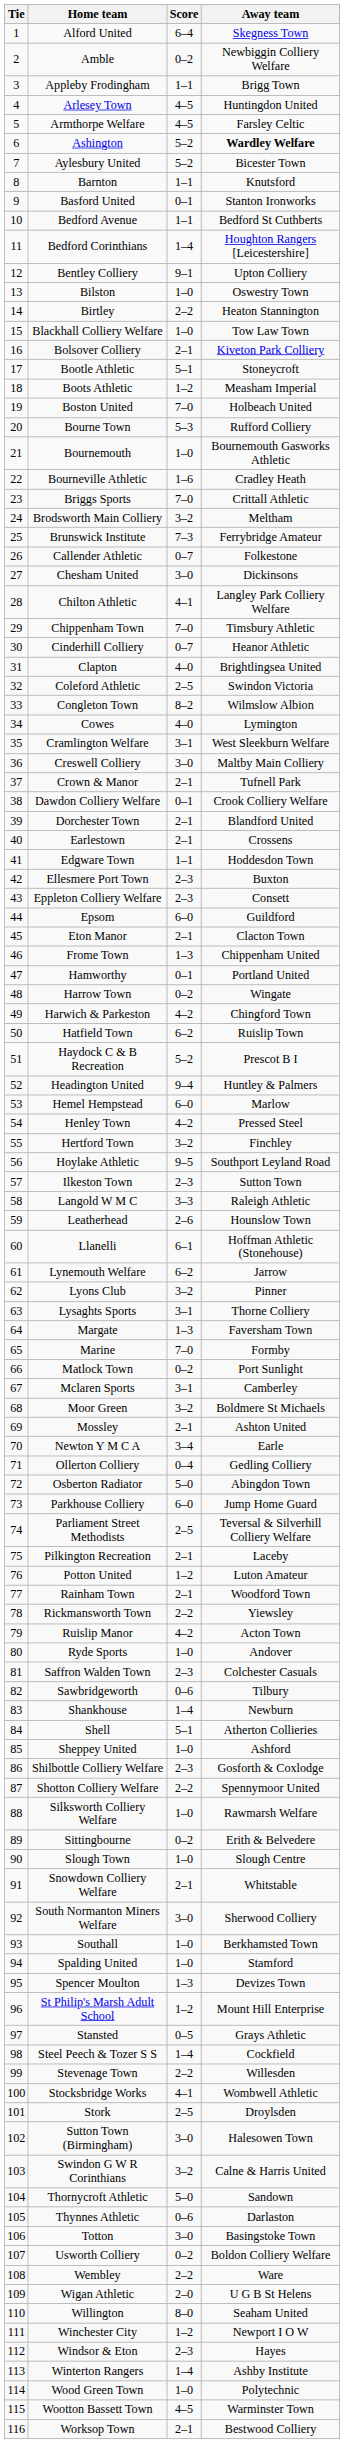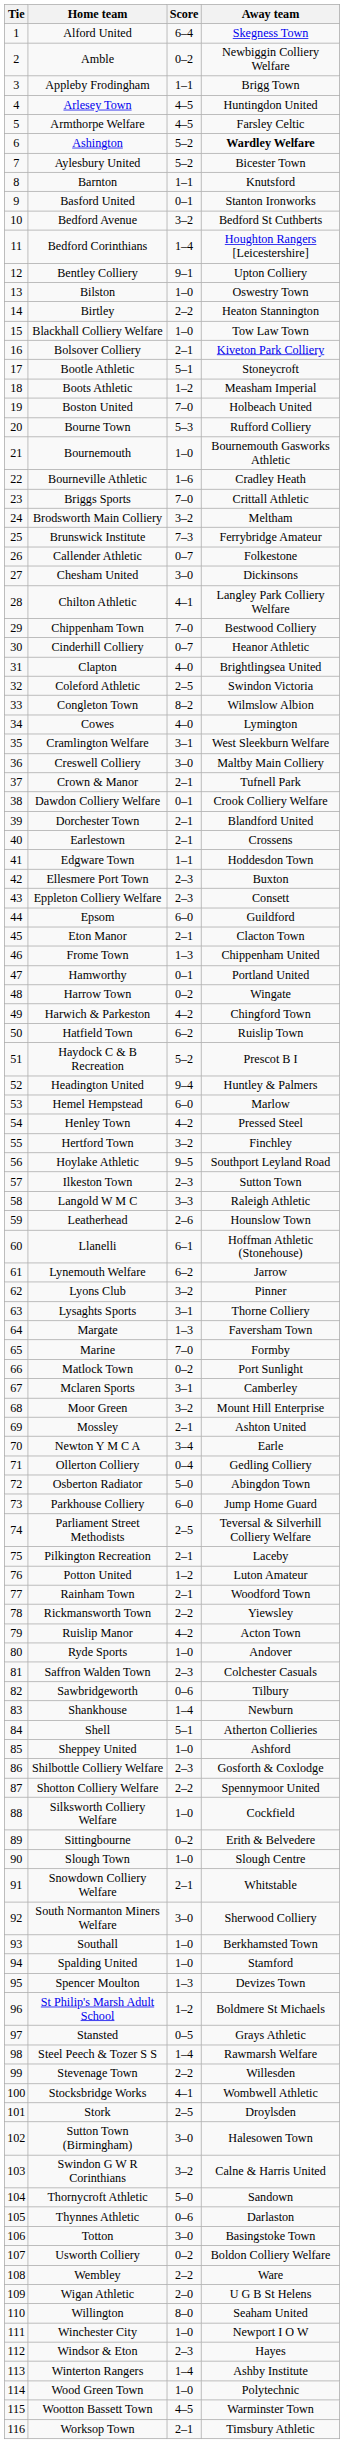(184, 220) 1–1 -> (184, 220) 3–2
(271, 628) Timsbury Athletic -> (271, 628) Bestwood Colliery
(271, 1407) Boldmere St Michaels -> (271, 1407) Mount Hill Enterprise
(271, 1813) Rawmarsh Welfare -> (271, 1813) Cockfield
(271, 2009) Mount Hill Enterprise -> (271, 2009) Boldmere St Michaels
(271, 2054) Cockfield -> (271, 2054) Rawmarsh Welfare
(184, 2332) 1–2 -> (184, 2332) 1–0
(271, 2429) Bestwood Colliery -> (271, 2429) Timsbury Athletic
